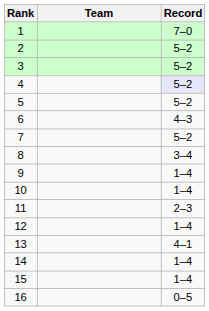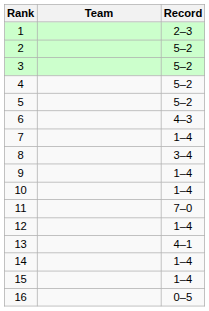(183, 31) 7–0 -> (183, 31) 2–3
(183, 84) lavender background -> (183, 84) no background
(183, 137) 5–2 -> (183, 137) 1–4
(183, 208) 2–3 -> (183, 208) 7–0
